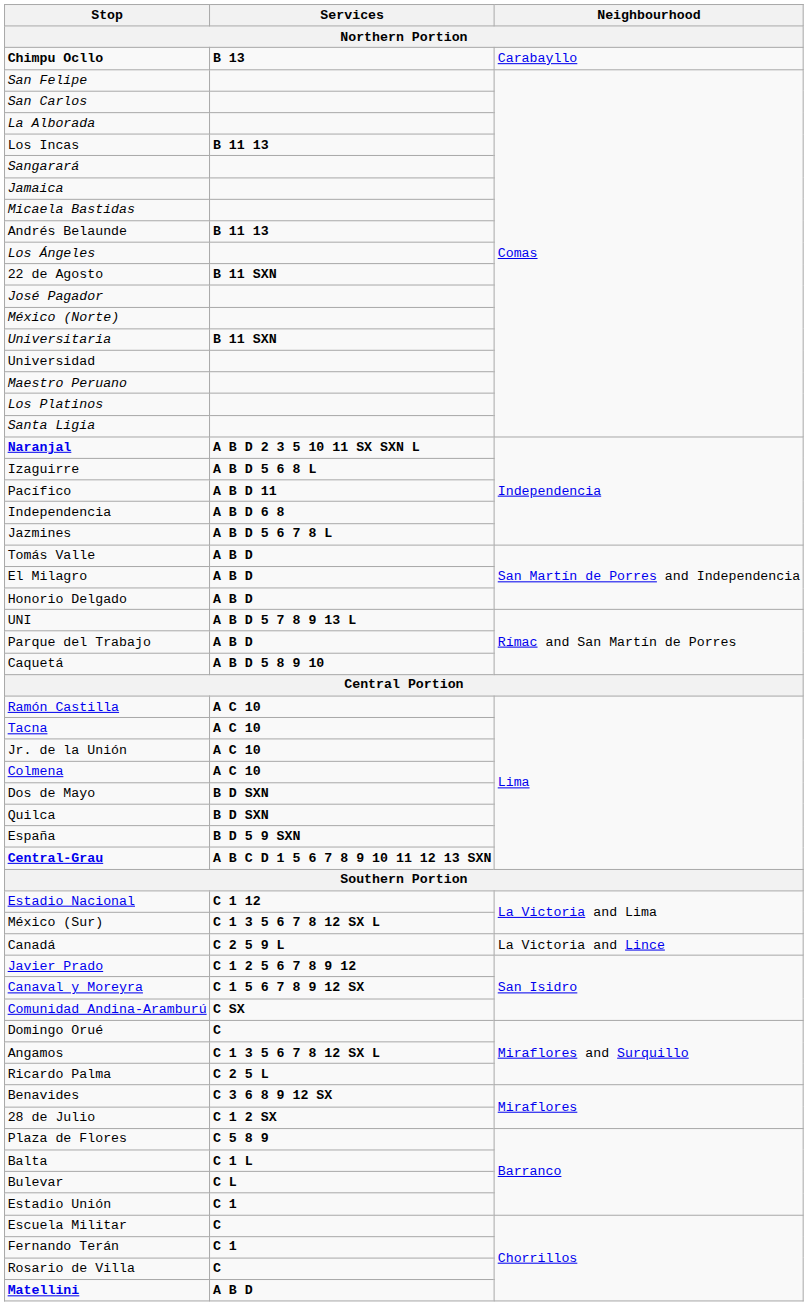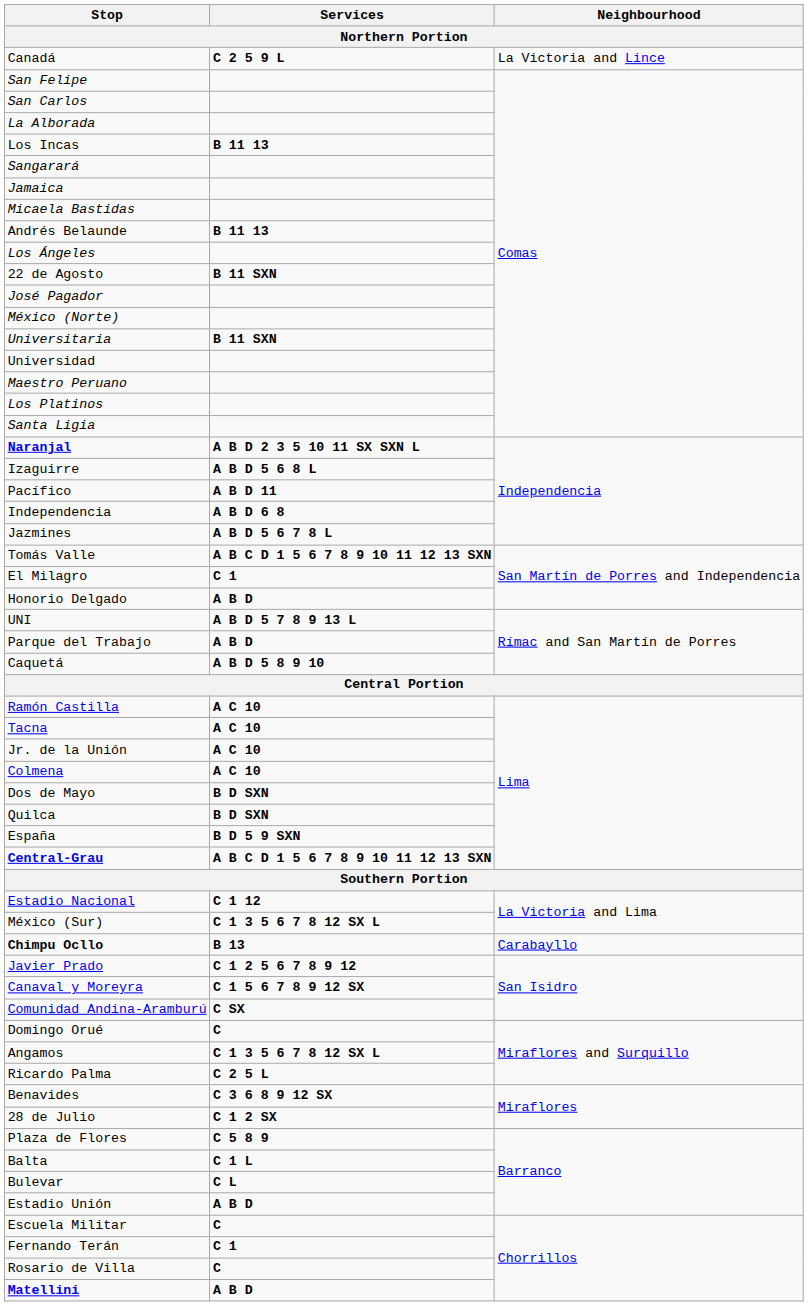rows swapped: (55, 59) <-> (32, 945)
(233, 556) A B D -> (352, 556) A B C D 1 5 6 7 8 9 10 11 12 13 SXN
(233, 577) A B D -> (225, 577) C 1
(225, 1204) C 1 -> (233, 1204) A B D
